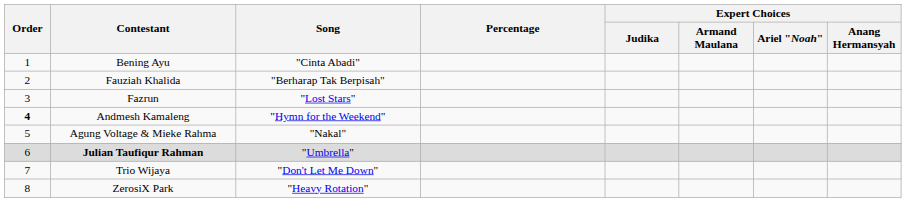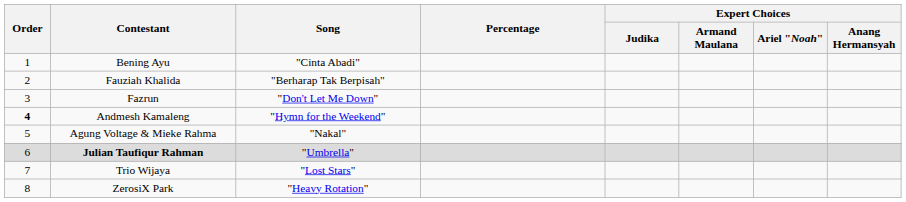(328, 98) "Lost Stars" -> (328, 98) "Don't Let Me Down"
(328, 170) "Don't Let Me Down" -> (328, 170) "Lost Stars"
